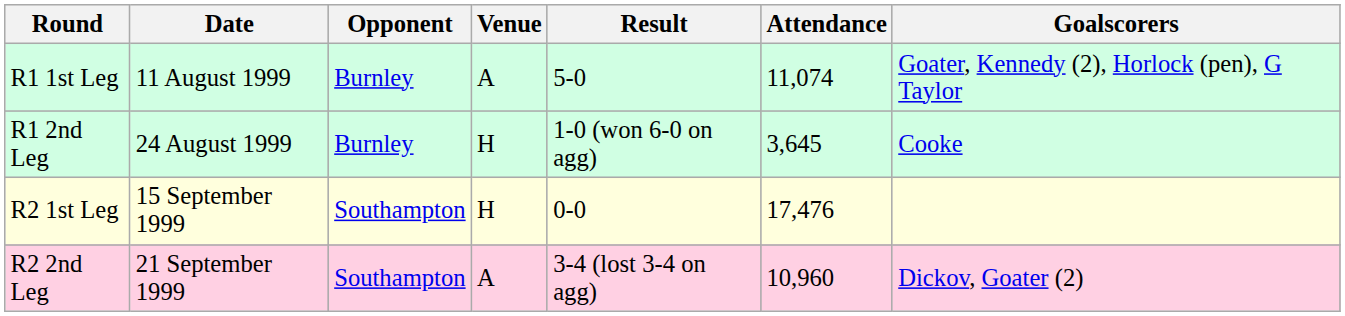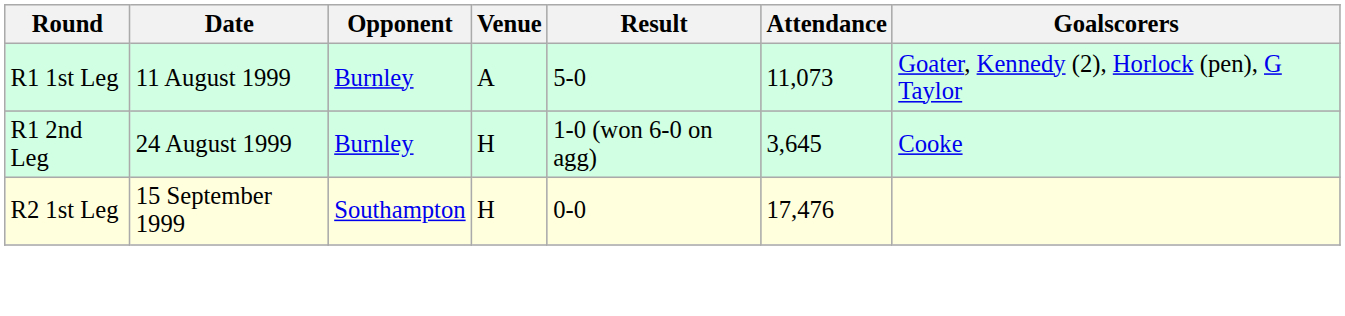(800, 76) 11,074 -> (800, 76) 11,073
- row: (46, 277)
